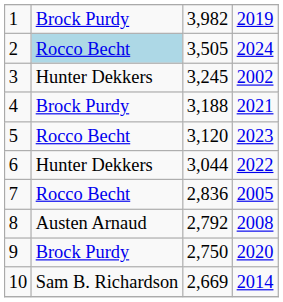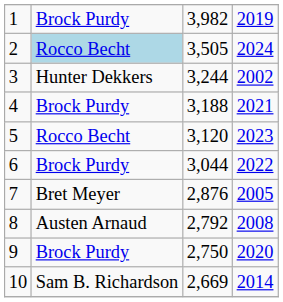(207, 77) 3,245 -> (207, 77) 3,244
(94, 164) Hunter Dekkers -> (82, 164) Brock Purdy
(83, 194) Rocco Becht -> (78, 194) Bret Meyer
(207, 194) 2,836 -> (207, 194) 2,876
